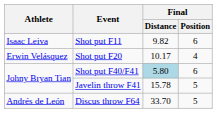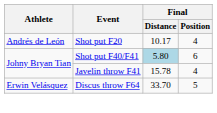- row: (98, 41)
(37, 56) Erwin Velásquez -> (35, 41) Andrés de León
(195, 86) 5 -> (195, 71) 4
(35, 101) Andrés de León -> (37, 86) Erwin Velásquez
